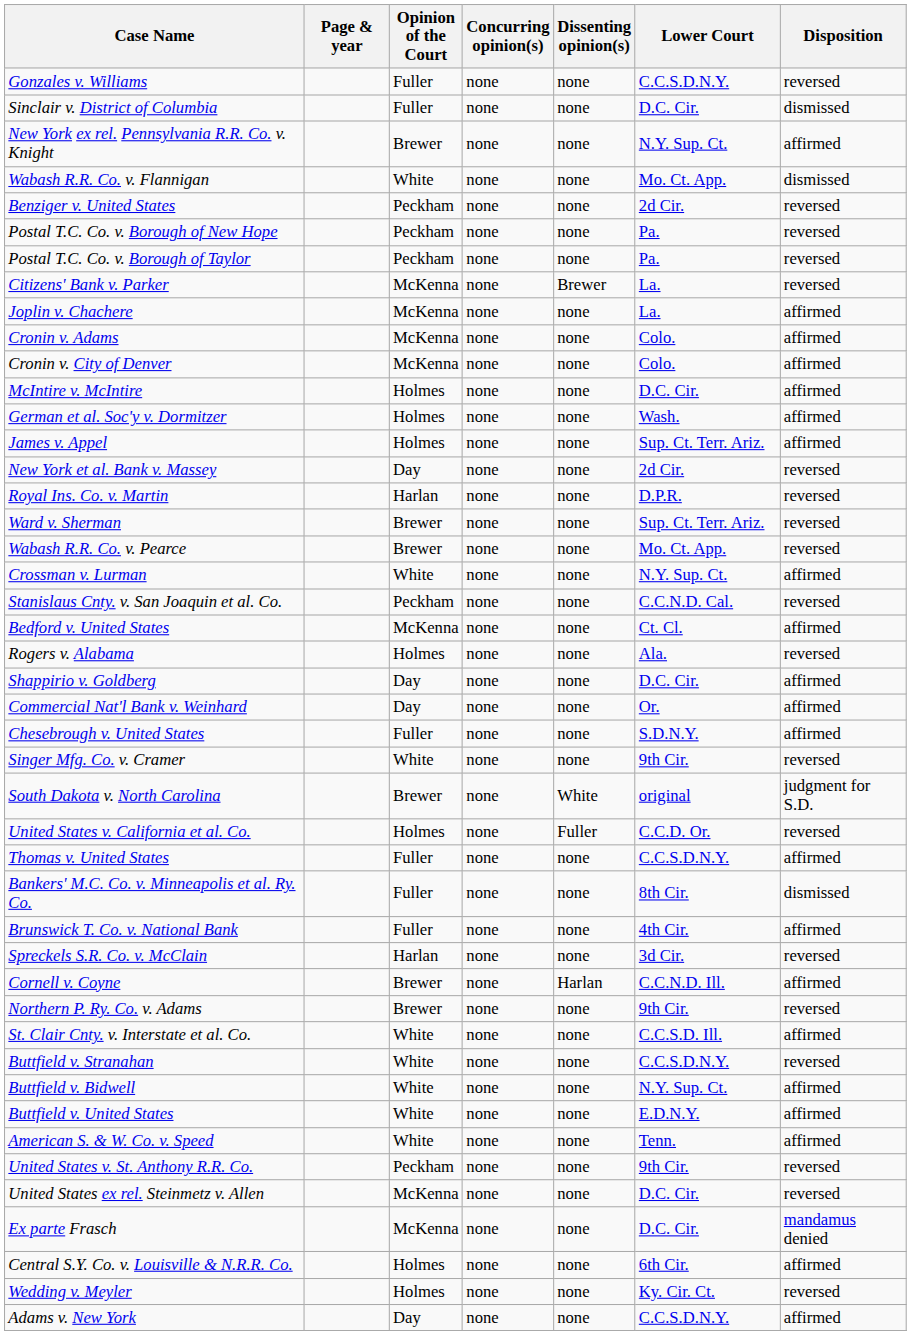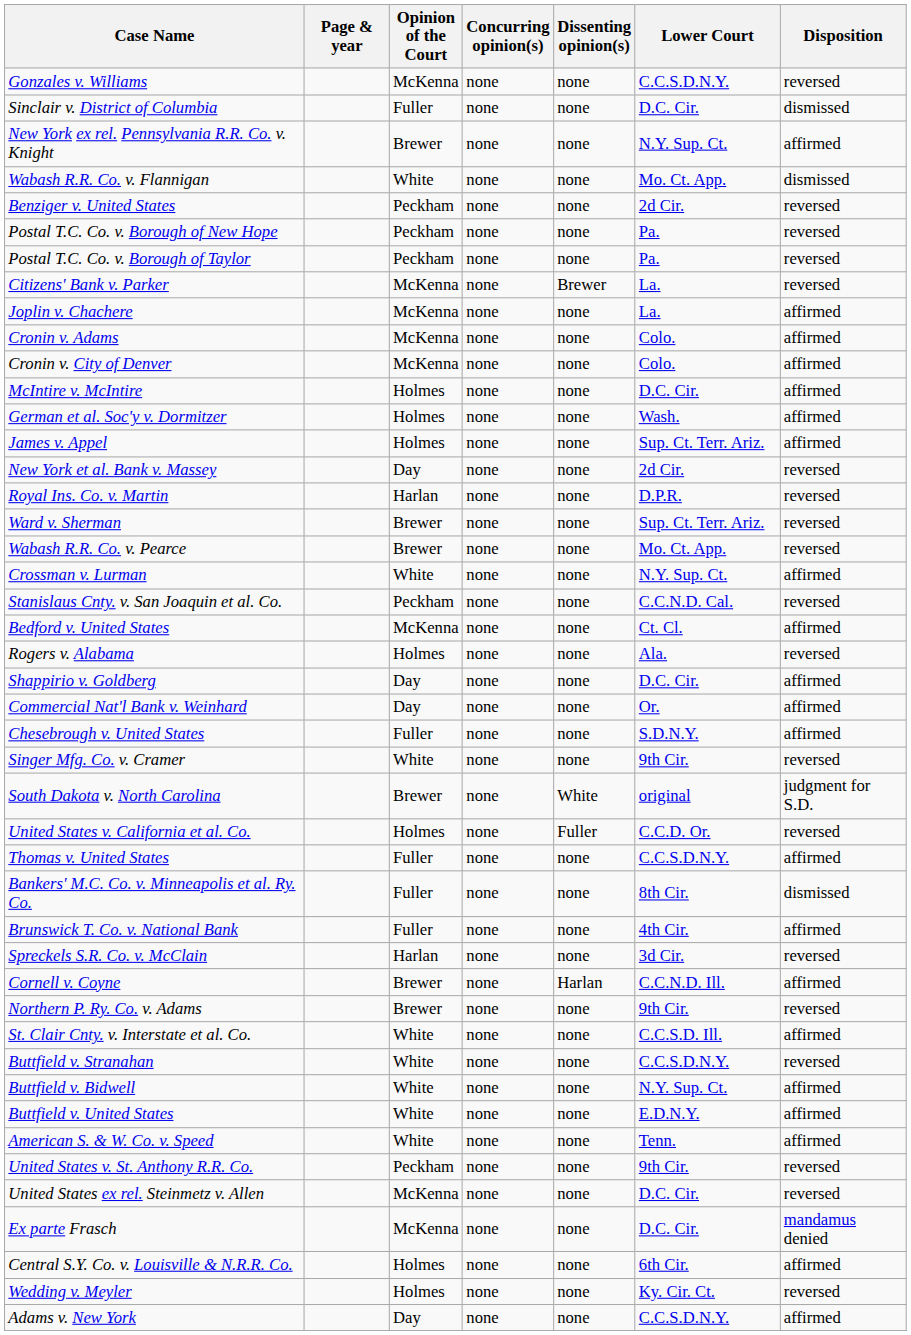(413, 81) Fuller -> (426, 81) McKenna
